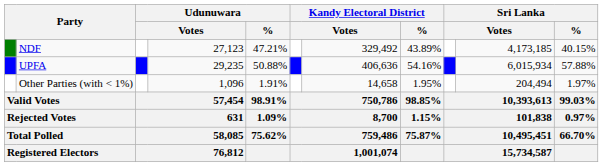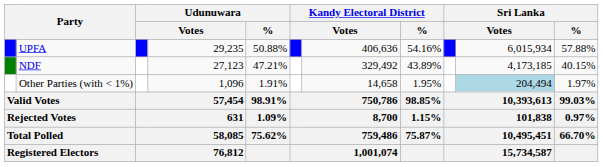rows swapped: (33, 65) <-> (30, 48)
(534, 83) no background -> (534, 83) lightblue background
